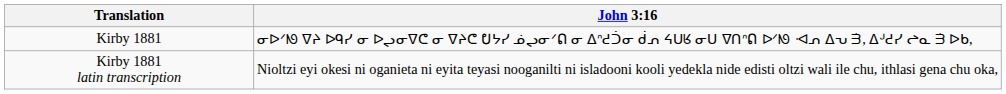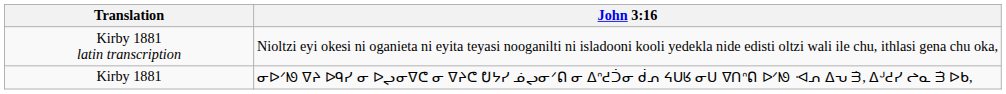rows swapped: (129, 38) <-> (129, 69)
